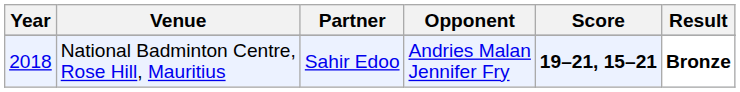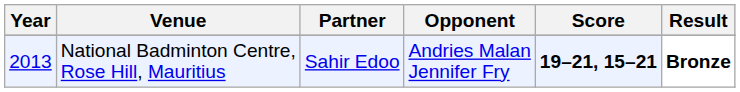(30, 61) 2018 -> (30, 61) 2013
